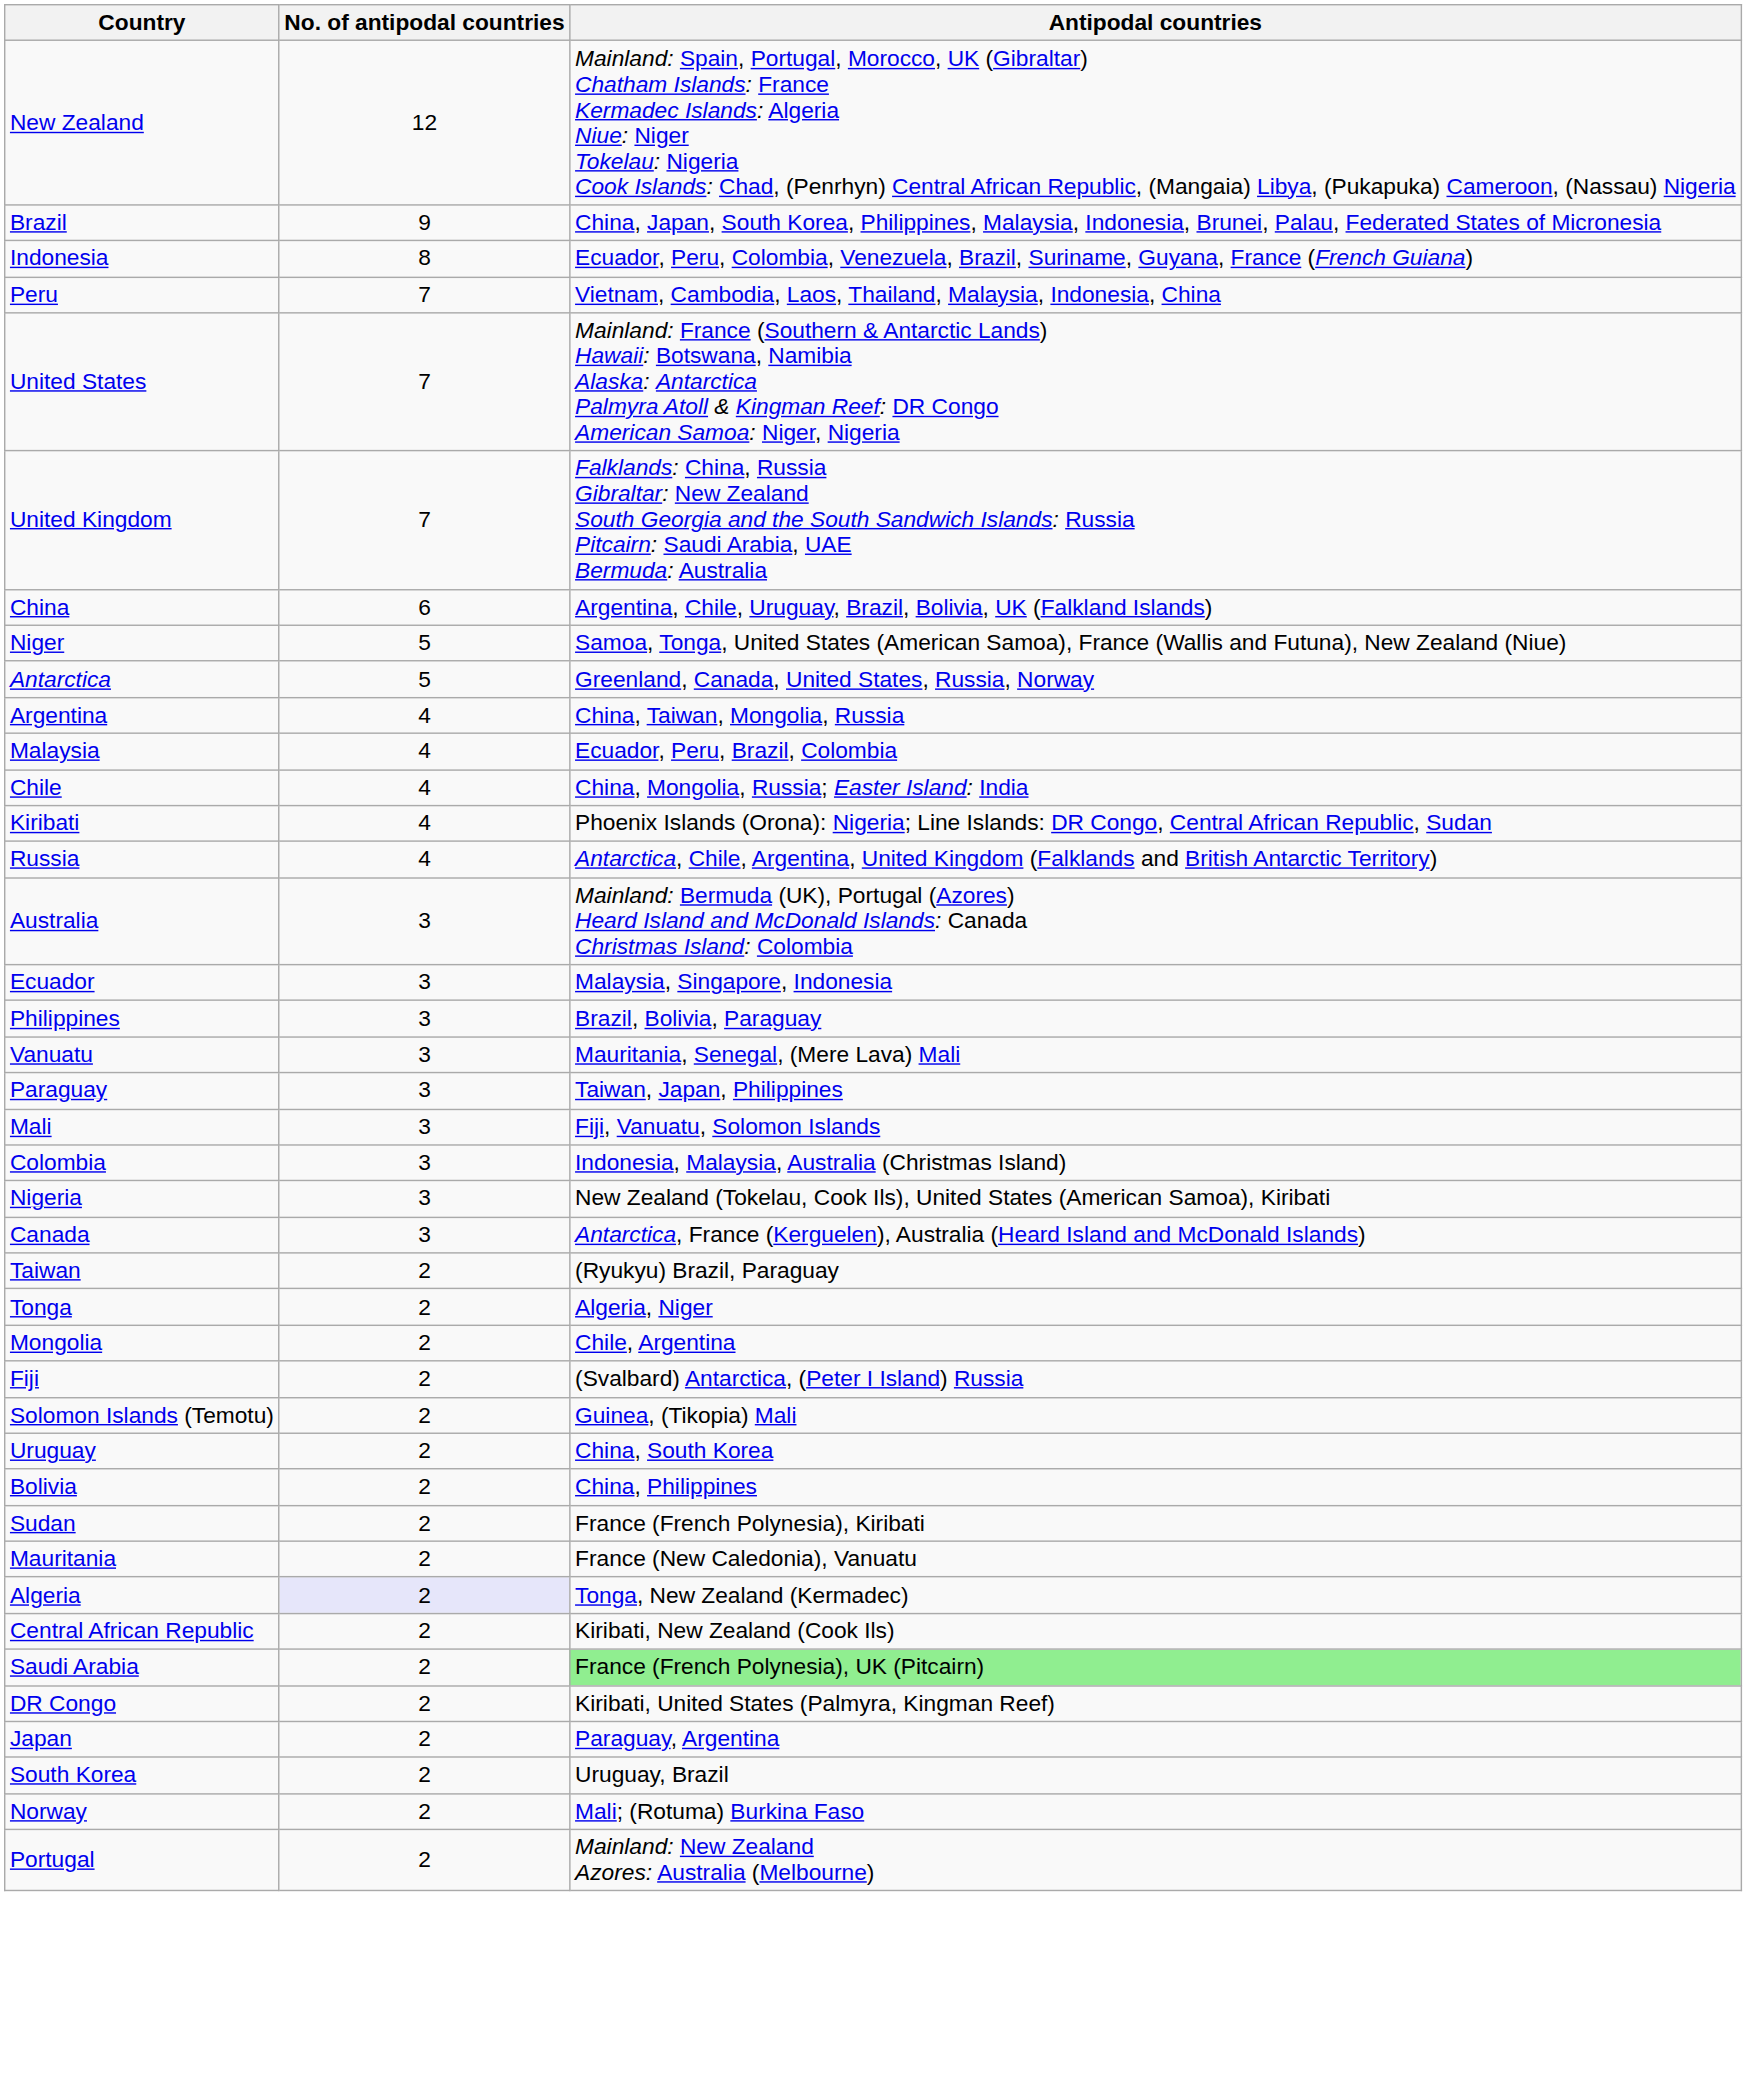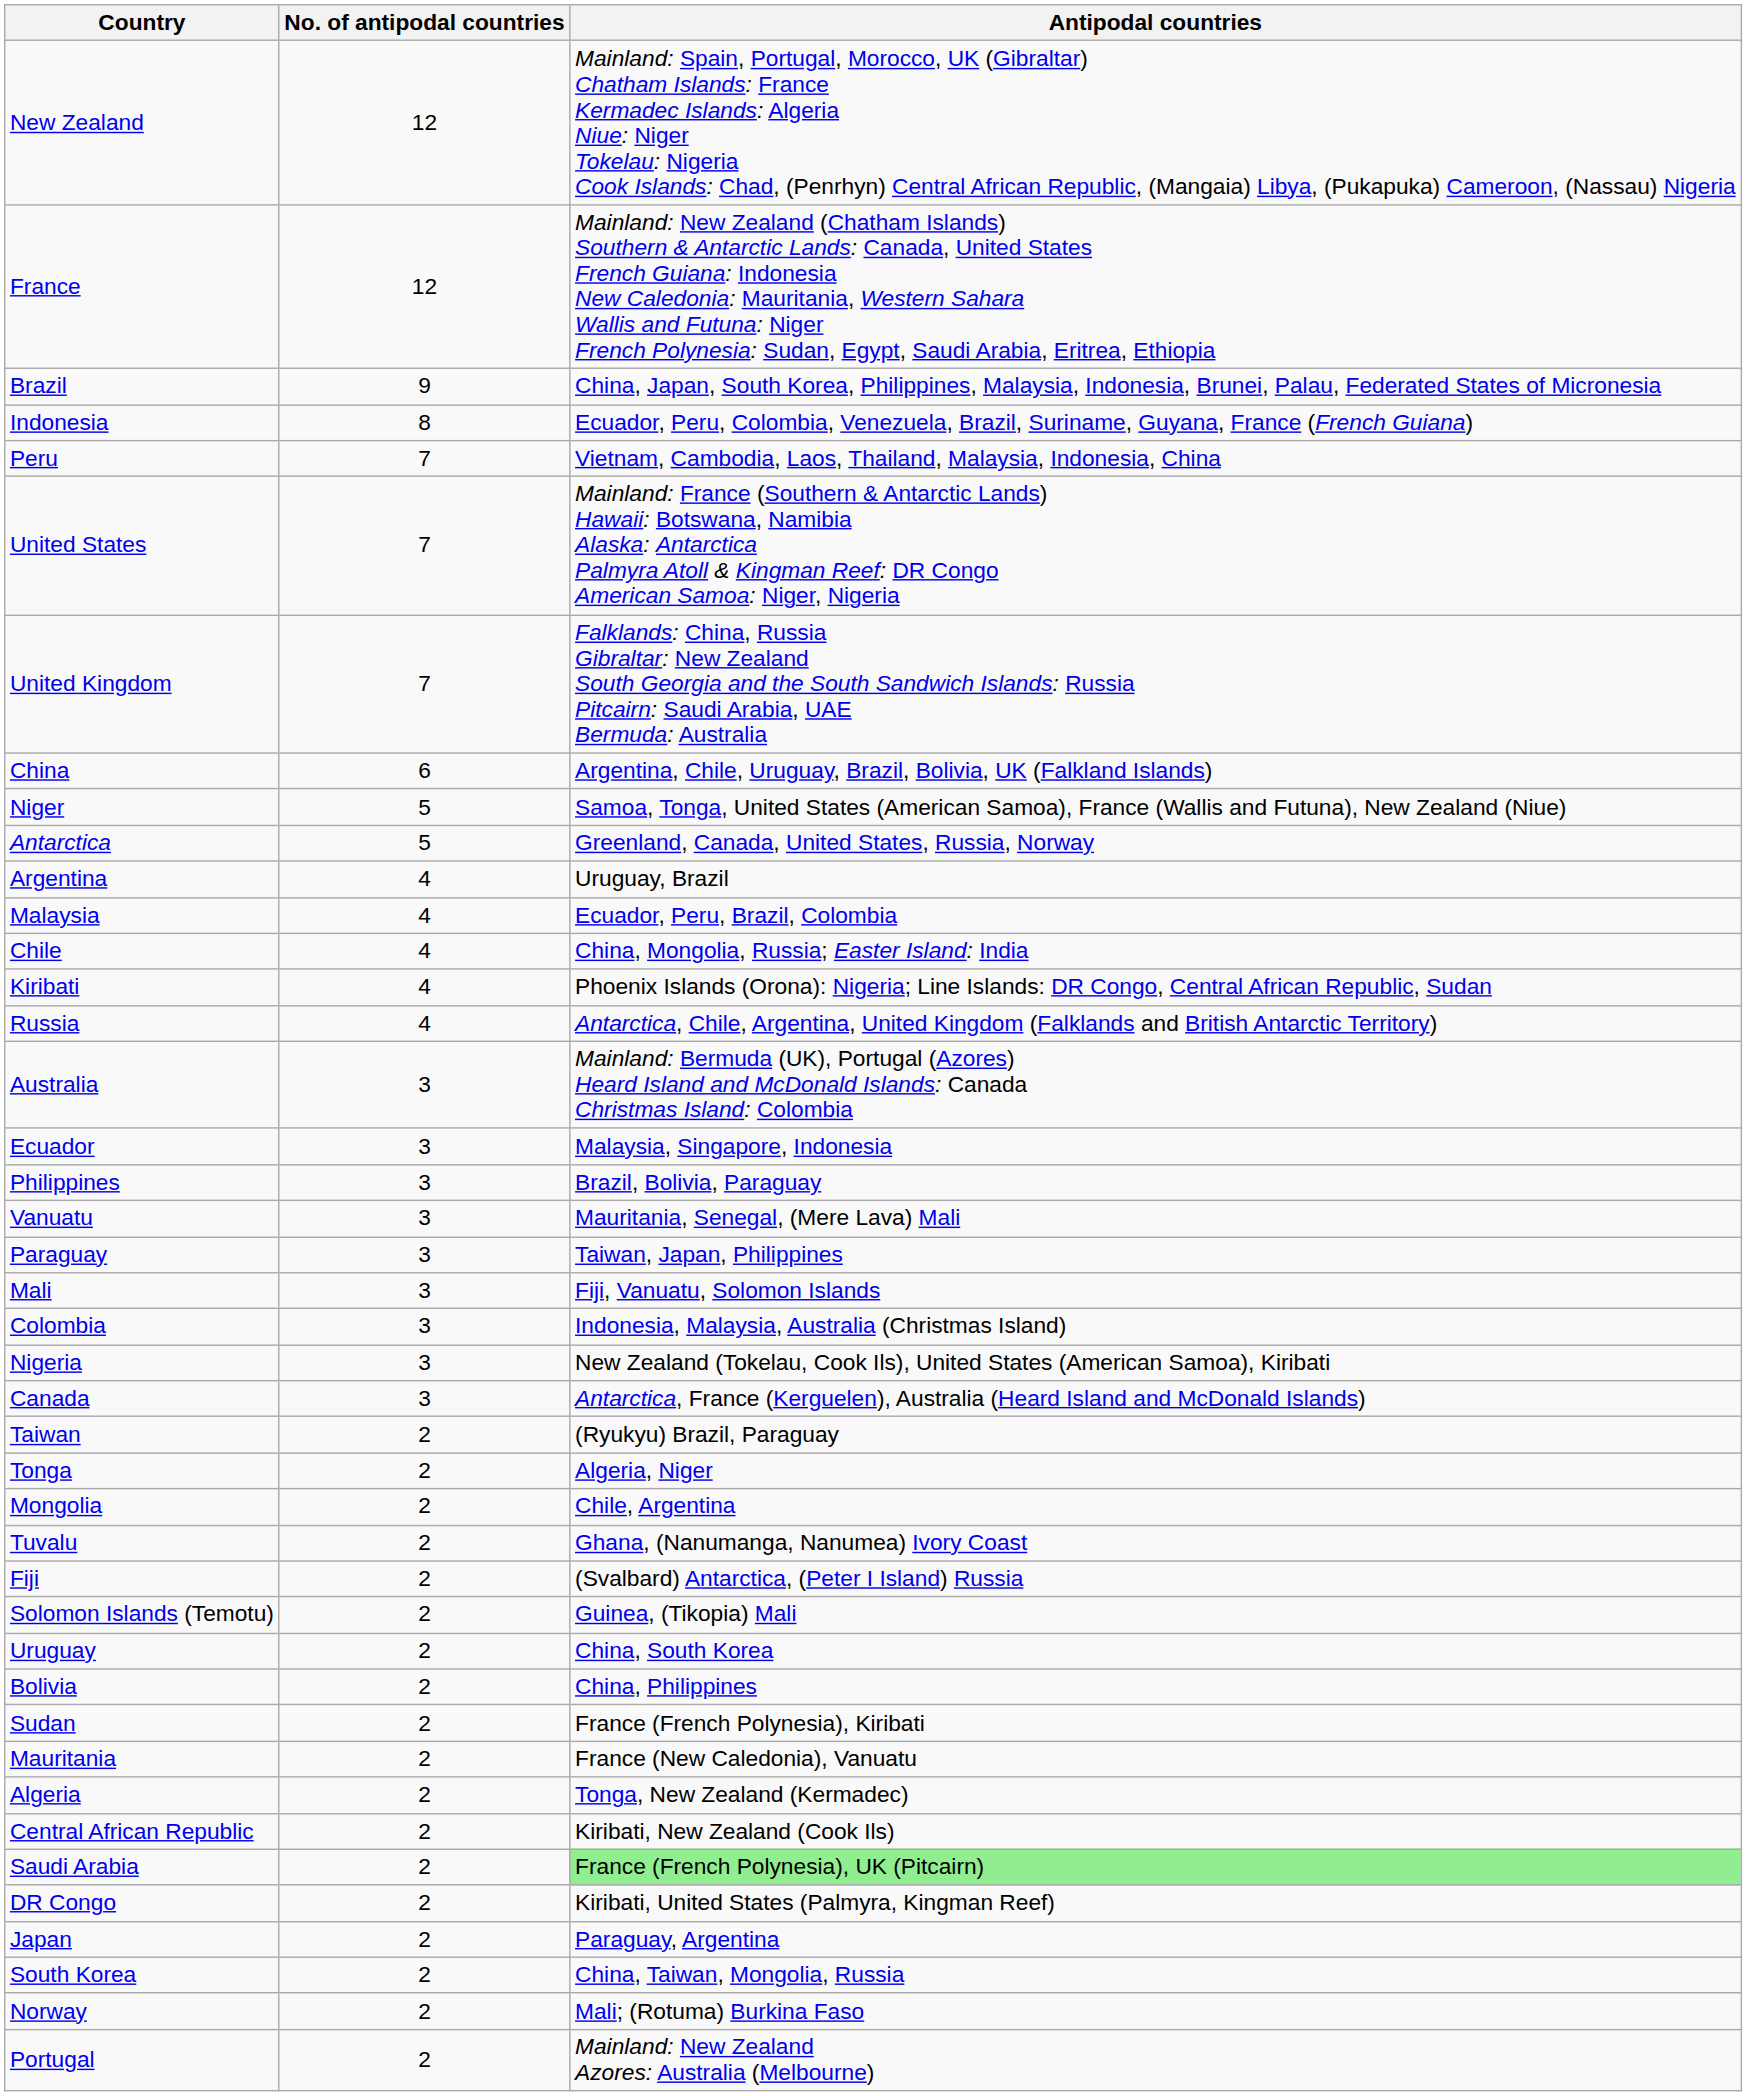+ row: (45, 286)
(740, 715) China, Taiwan, Mongolia, Russia -> (652, 878) Uruguay, Brazil
+ row: (44, 1542)
(424, 1594) lavender background -> (424, 1794) no background
(652, 1775) Uruguay, Brazil -> (740, 1975) China, Taiwan, Mongolia, Russia
